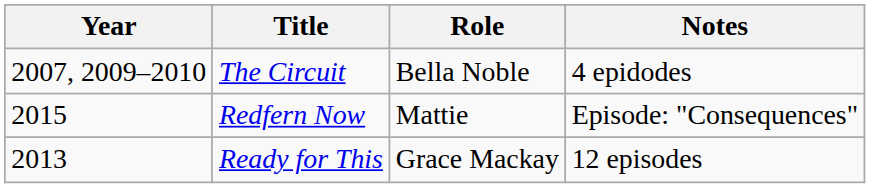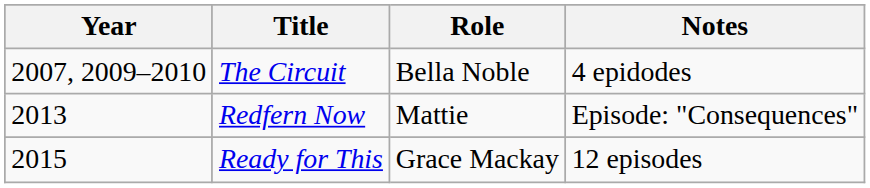(39, 114) 2015 -> (39, 114) 2013
(39, 159) 2013 -> (39, 159) 2015
